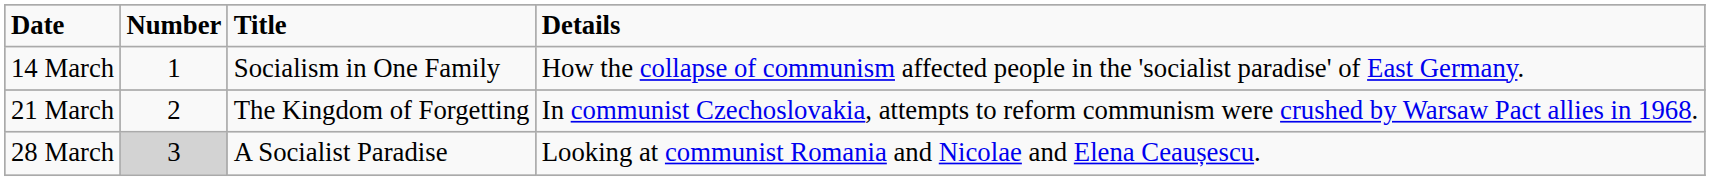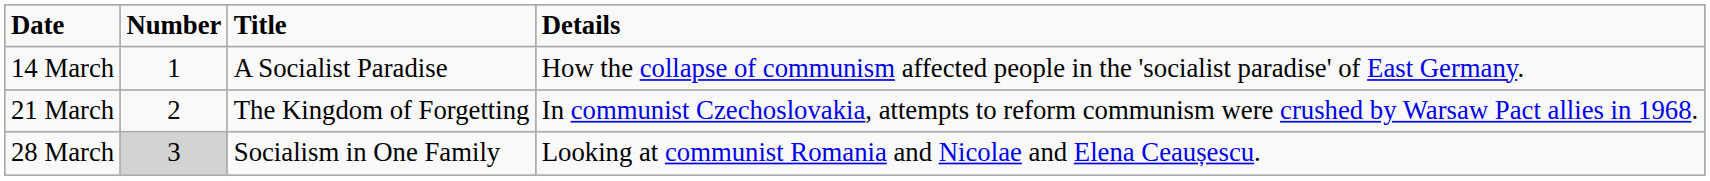(367, 68) Socialism in One Family -> (341, 68) A Socialist Paradise
(341, 152) A Socialist Paradise -> (367, 152) Socialism in One Family
